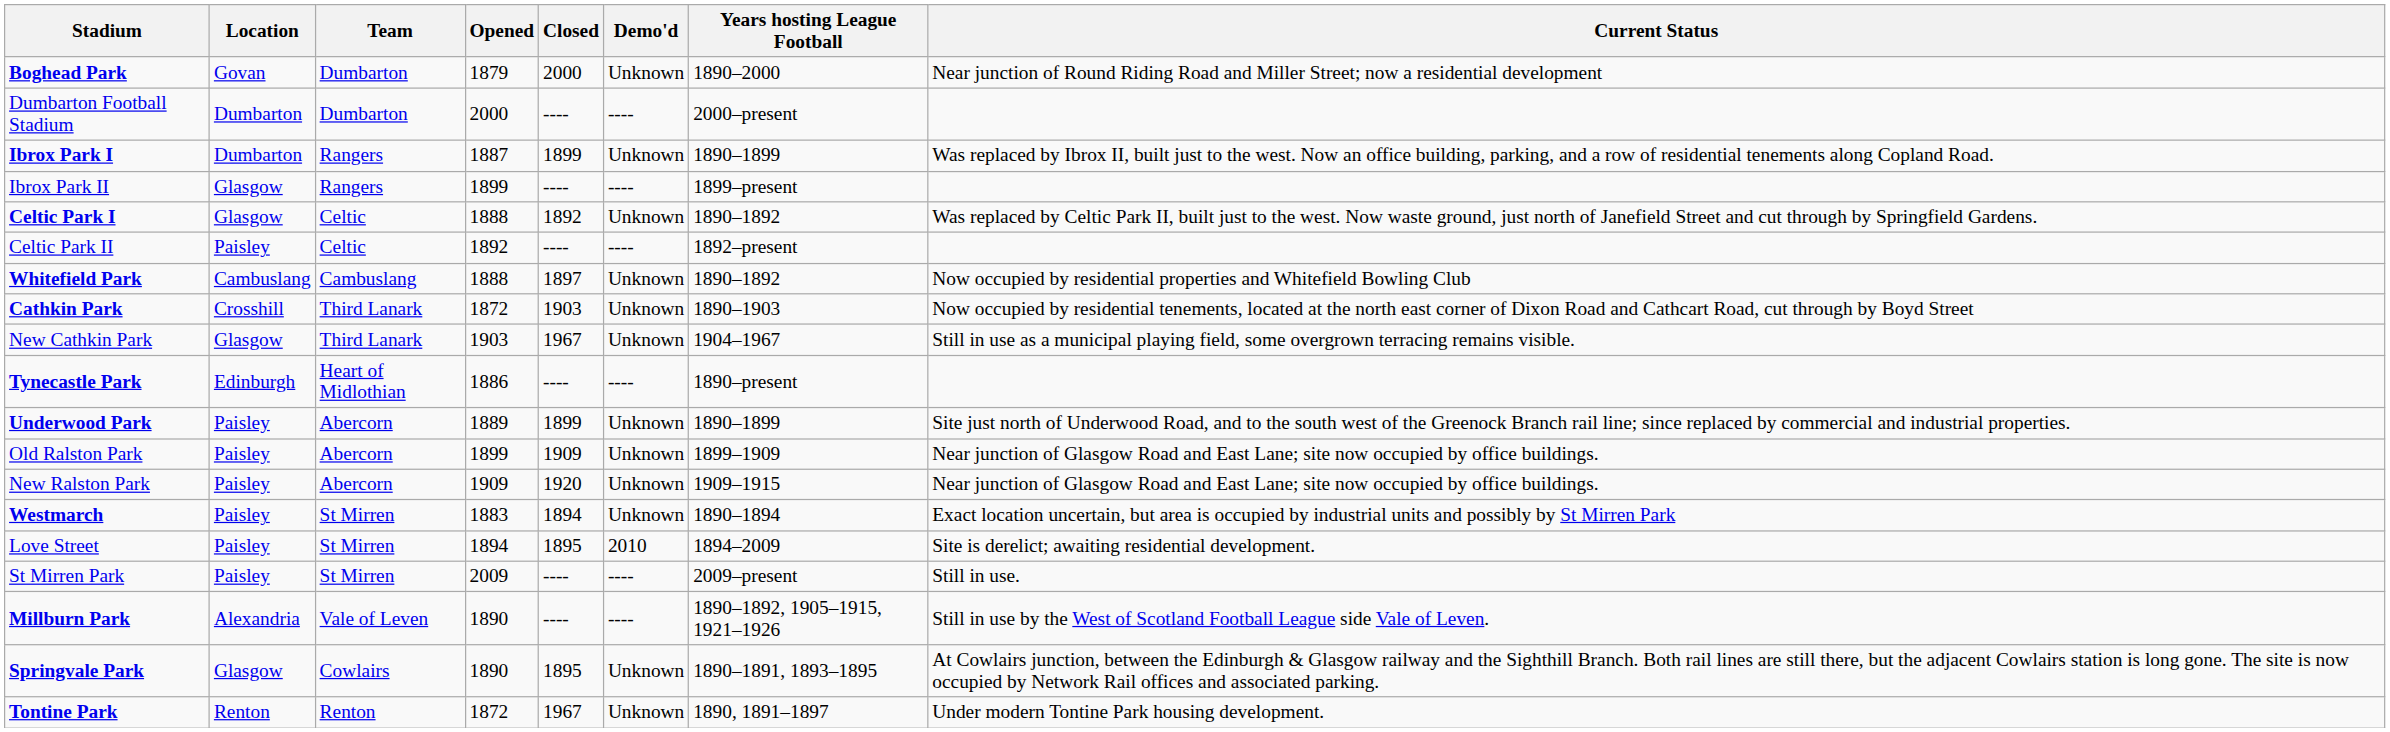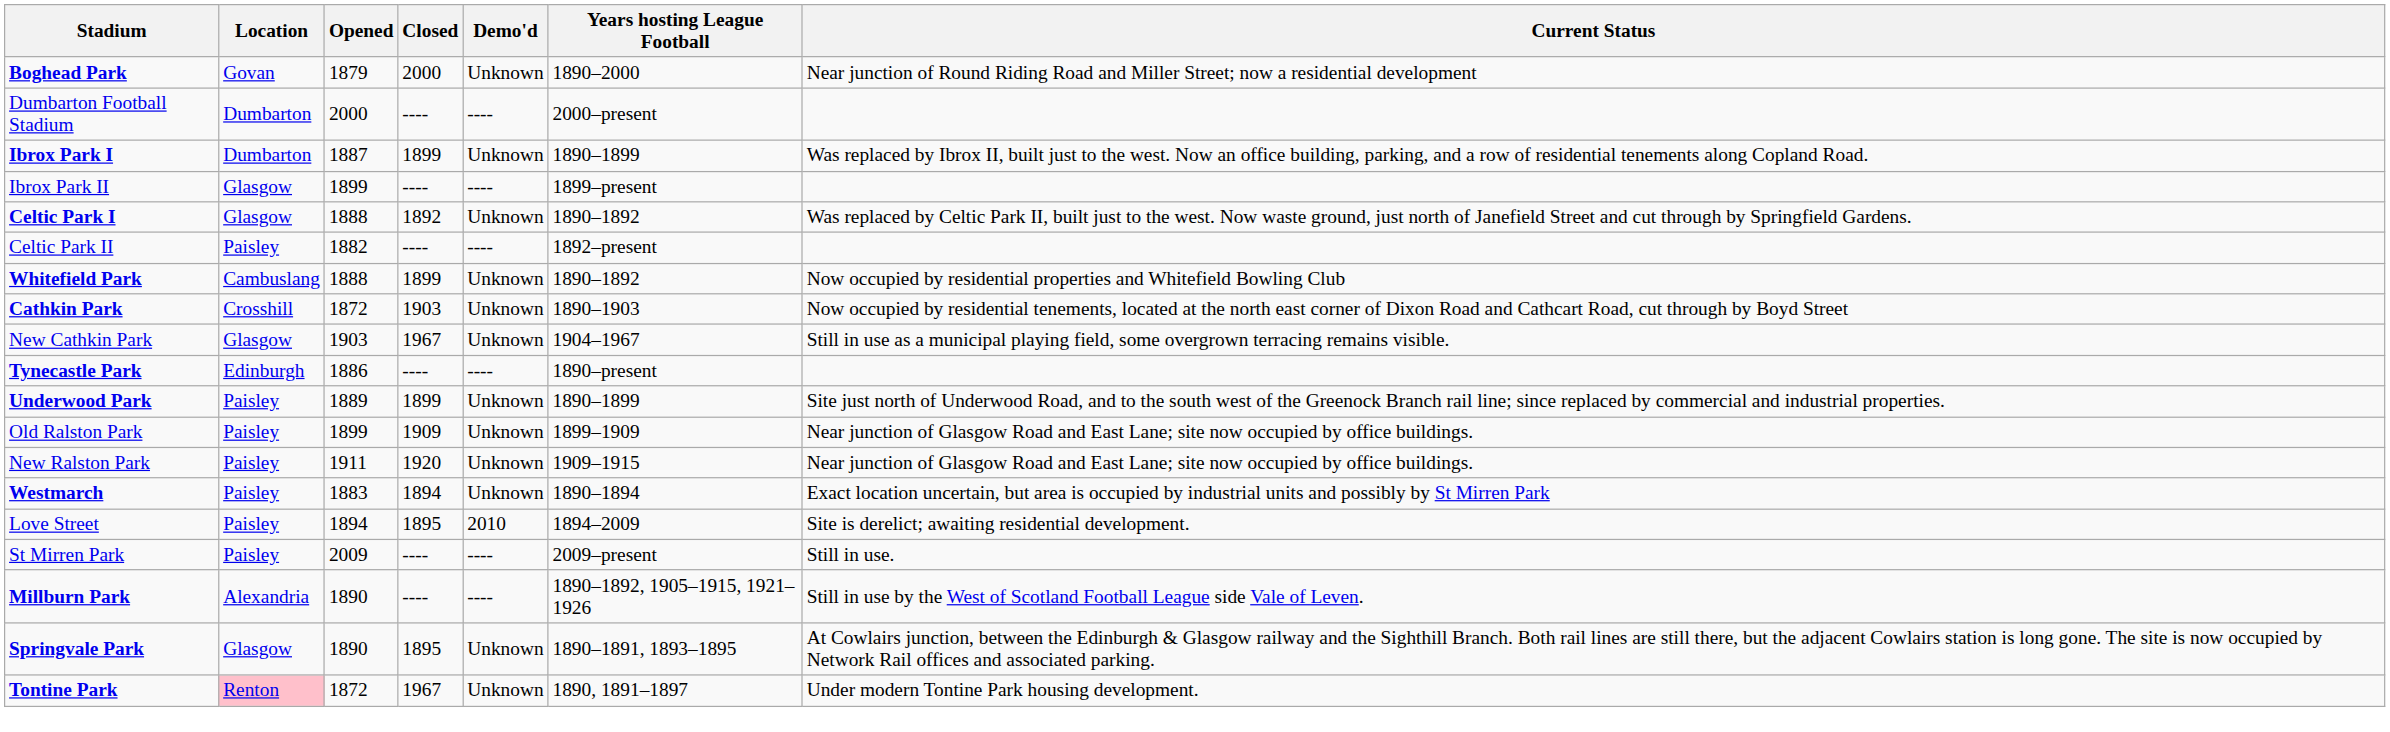- column: (390, 30)
(489, 247) 1892 -> (348, 247) 1882
(562, 278) 1897 -> (422, 278) 1899
(489, 484) 1909 -> (348, 462) 1911
(242, 712) no background -> (251, 690) pink background
